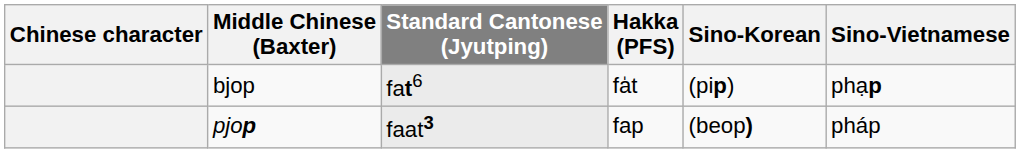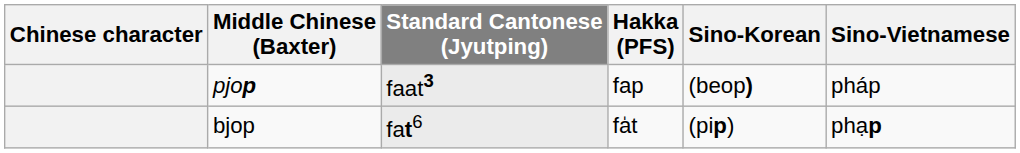rows swapped: (235, 126) <-> (234, 85)
